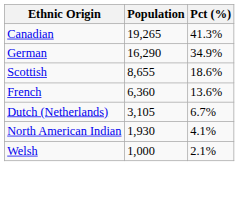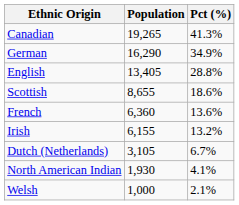+ row: (26, 72)
+ row: (19, 131)
